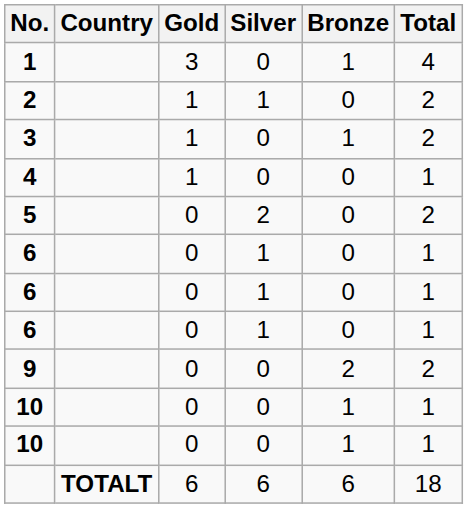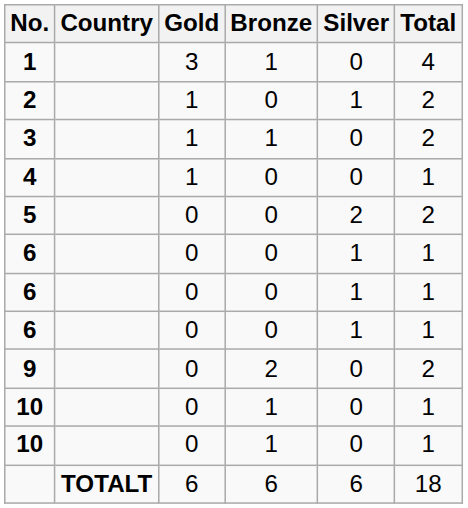columns swapped: (263, 23) <-> (348, 23)
